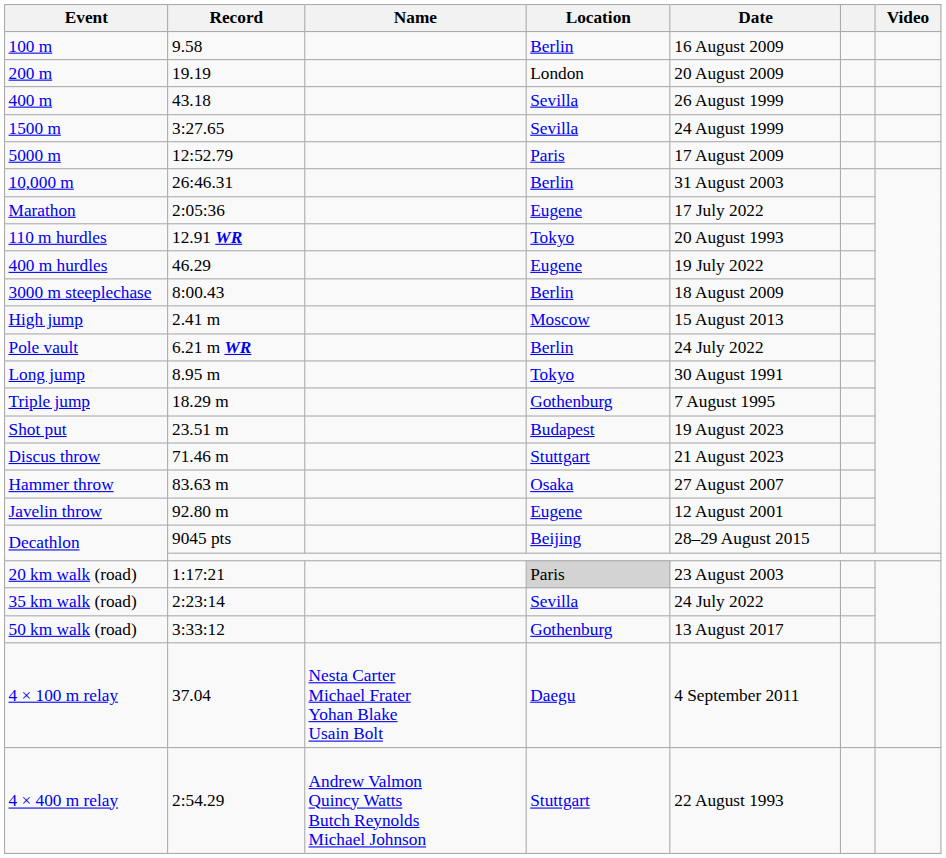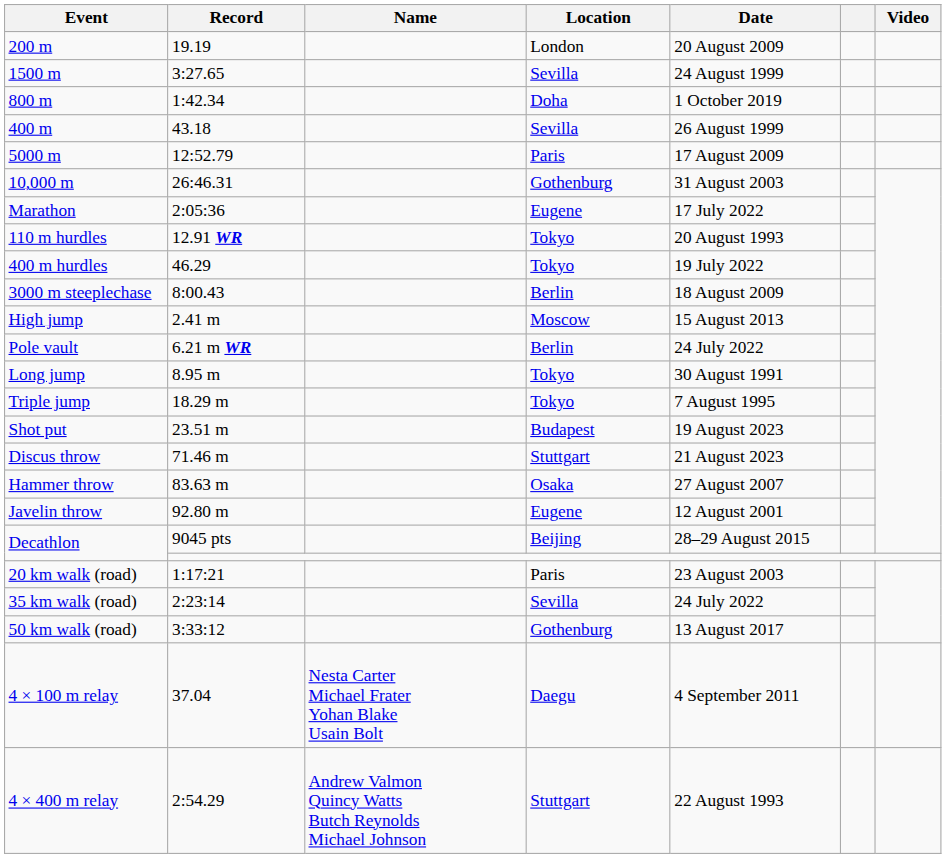- row: (30, 45)
rows swapped: (30, 100) <-> (35, 127)
+ row: (30, 100)
(552, 182) Berlin -> (571, 182) Gothenburg
(556, 264) Eugene -> (552, 264) Tokyo
(571, 401) Gothenburg -> (552, 401) Tokyo
(548, 574) lightgrey background -> (548, 574) no background
